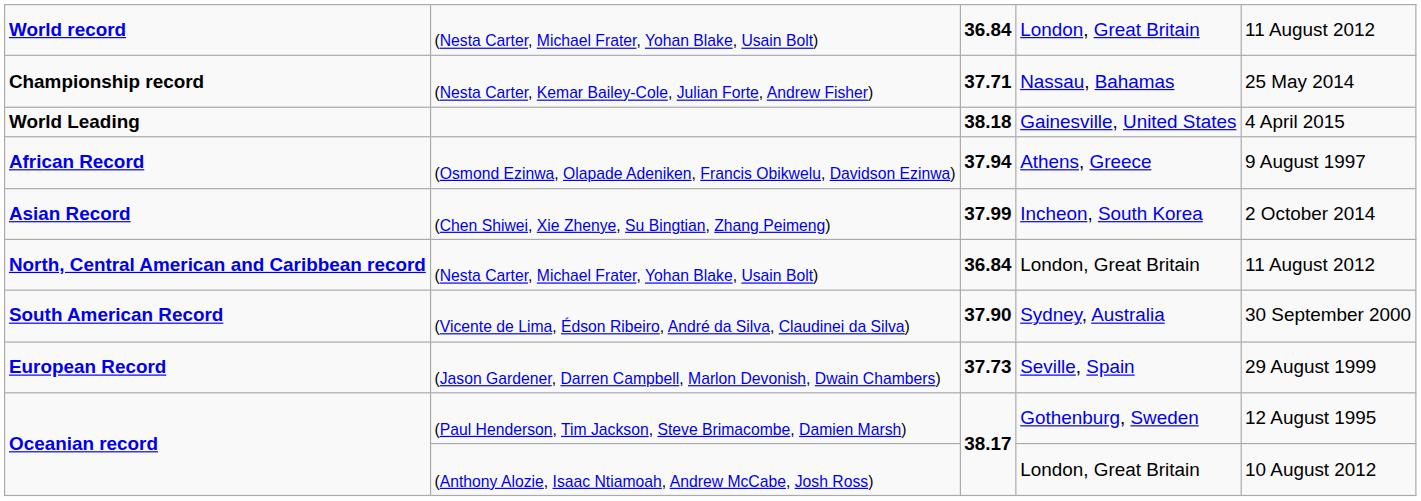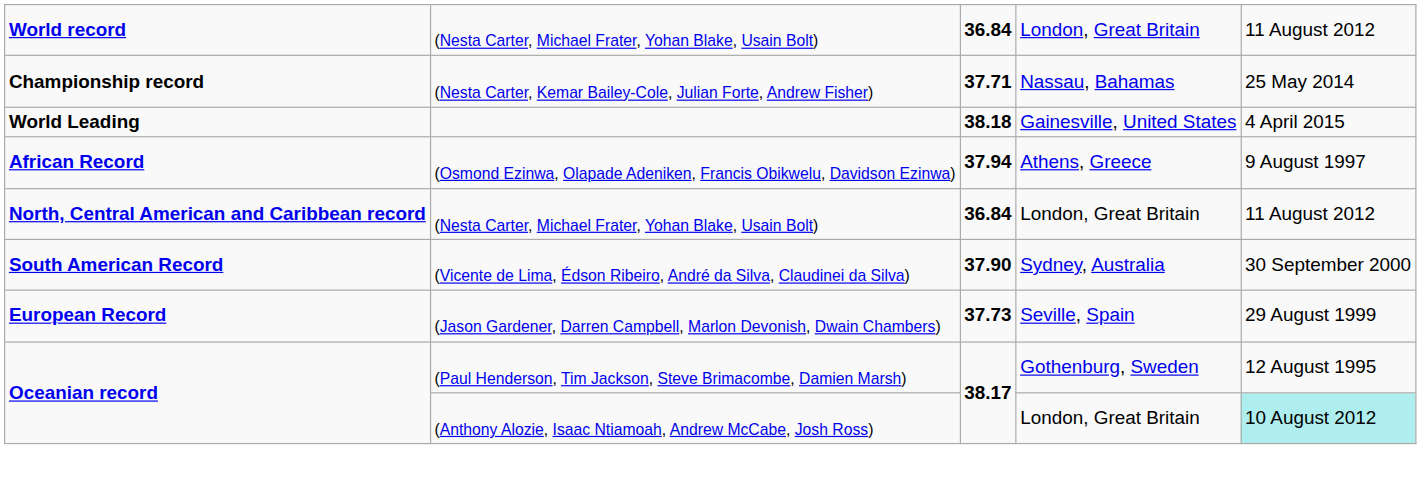- row: (70, 213)
(1311, 469) no background -> (1311, 418) paleturquoise background
